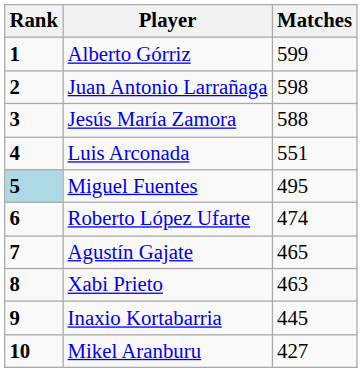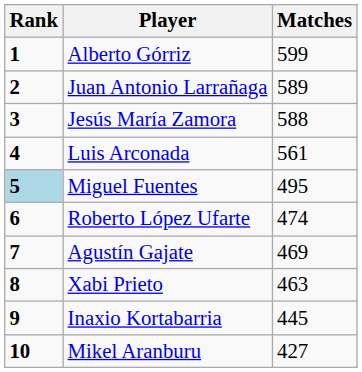(293, 86) 598 -> (293, 86) 589
(293, 152) 551 -> (293, 152) 561
(293, 251) 465 -> (293, 251) 469
